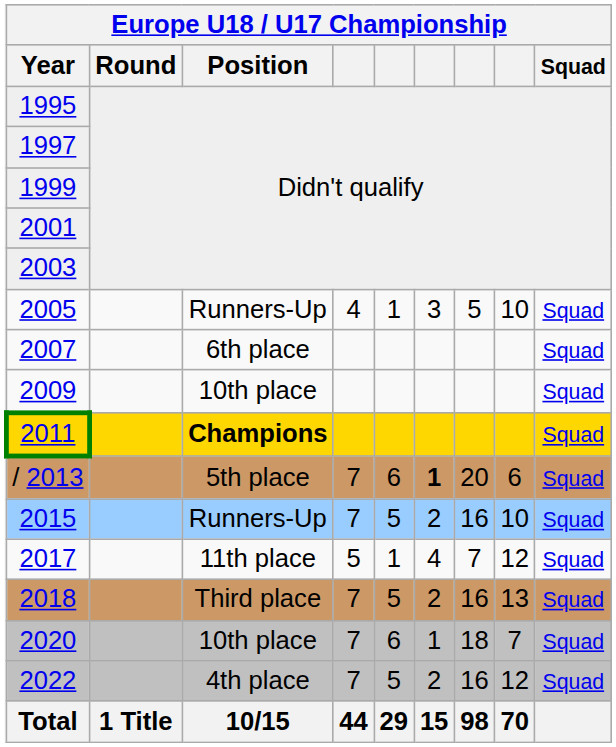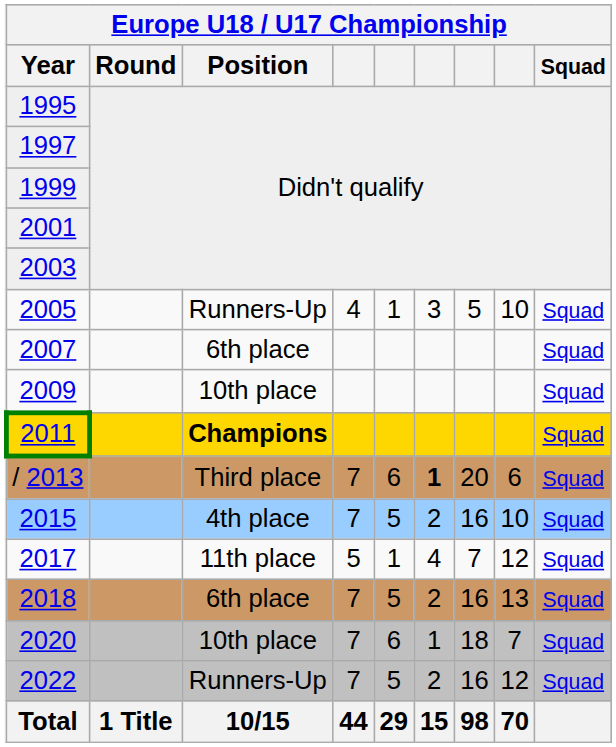(258, 476) 5th place -> (258, 476) Third place
(258, 518) Runners-Up -> (258, 518) 4th place
(258, 599) Third place -> (258, 599) 6th place
(258, 680) 4th place -> (258, 680) Runners-Up
